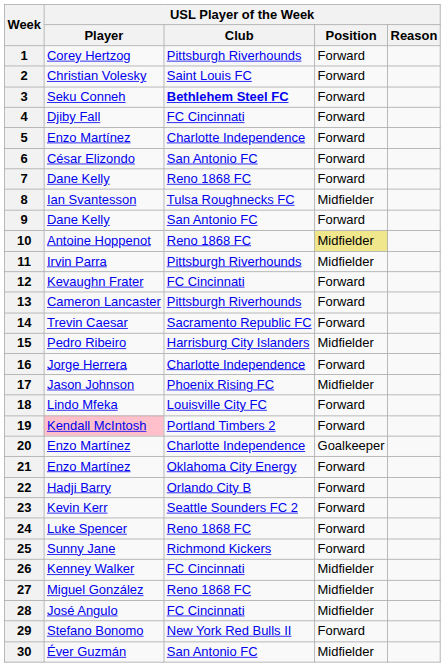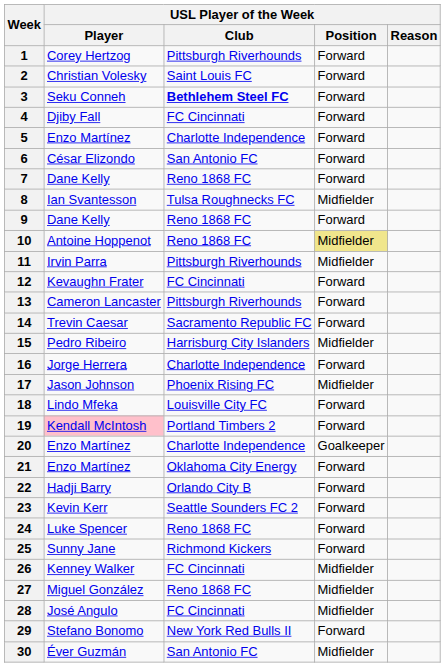(212, 220) San Antonio FC -> (209, 220) Reno 1868 FC
